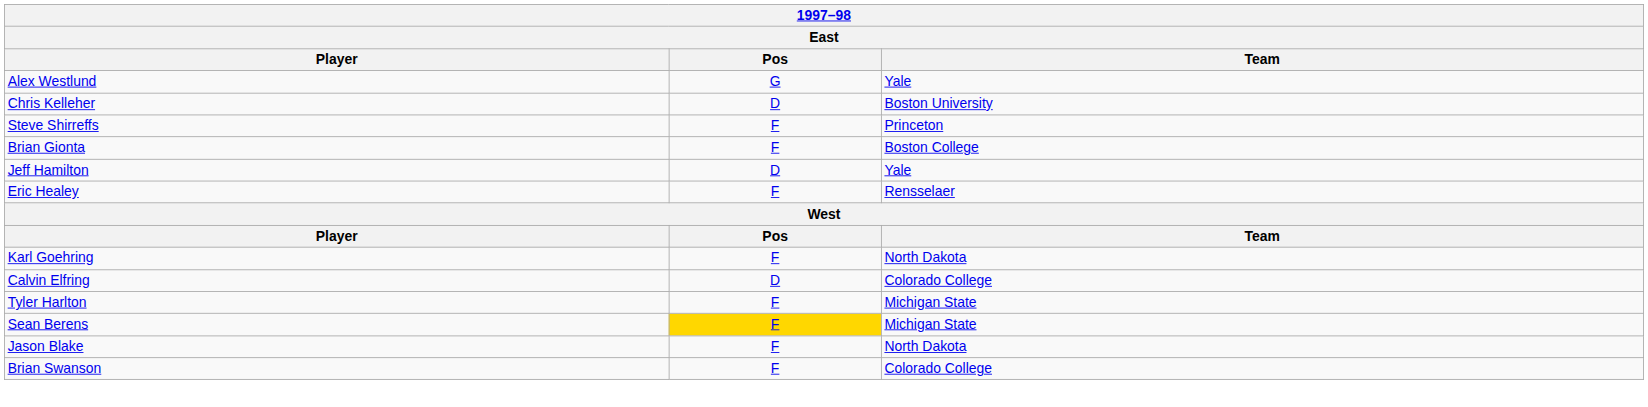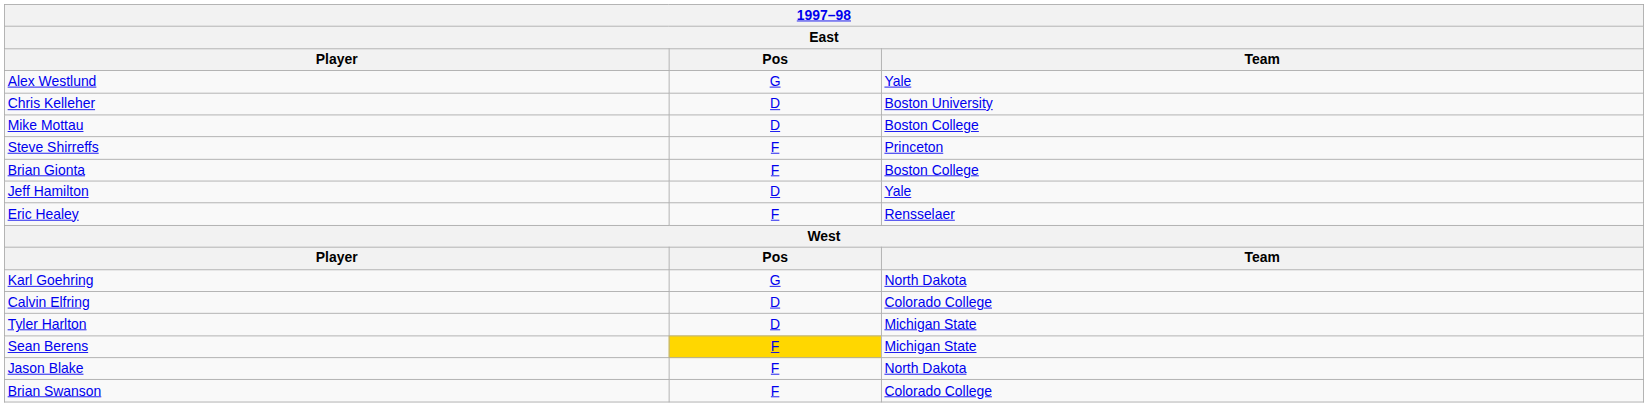+ row: (46, 125)
(775, 258) F -> (775, 280) G
(775, 302) F -> (775, 324) D
